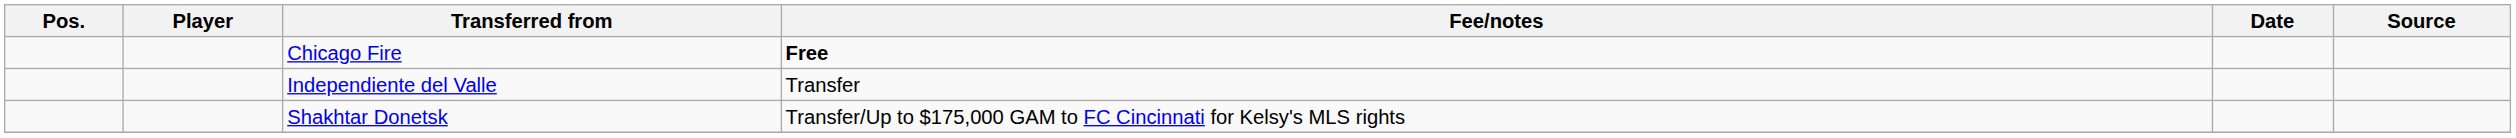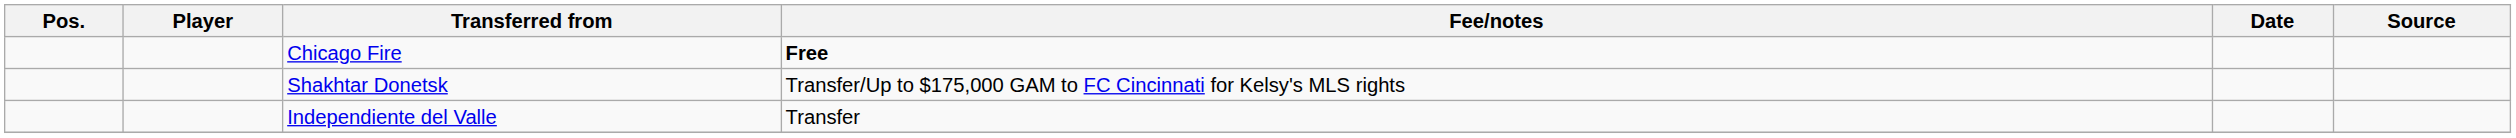rows swapped: (392, 85) <-> (367, 117)
